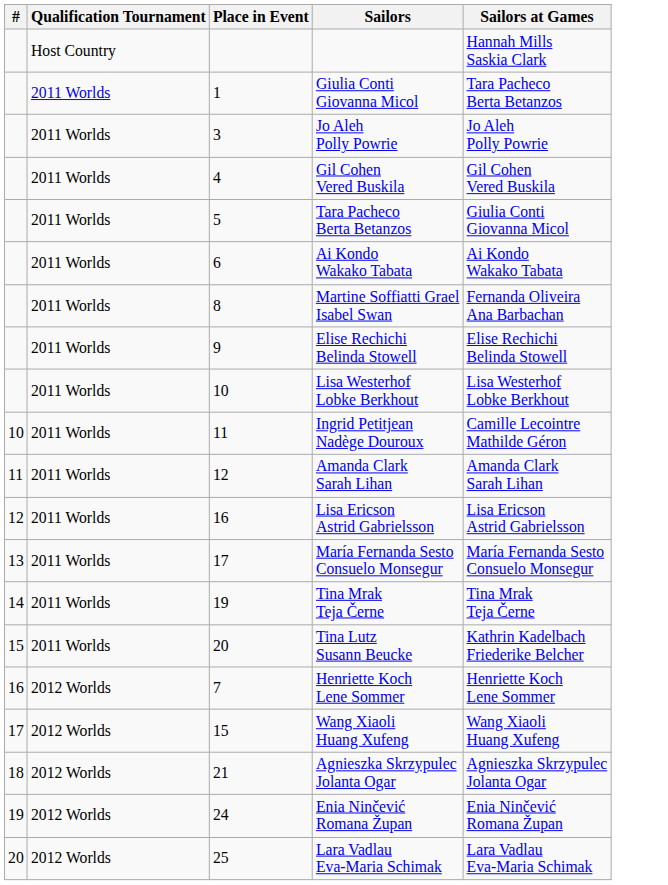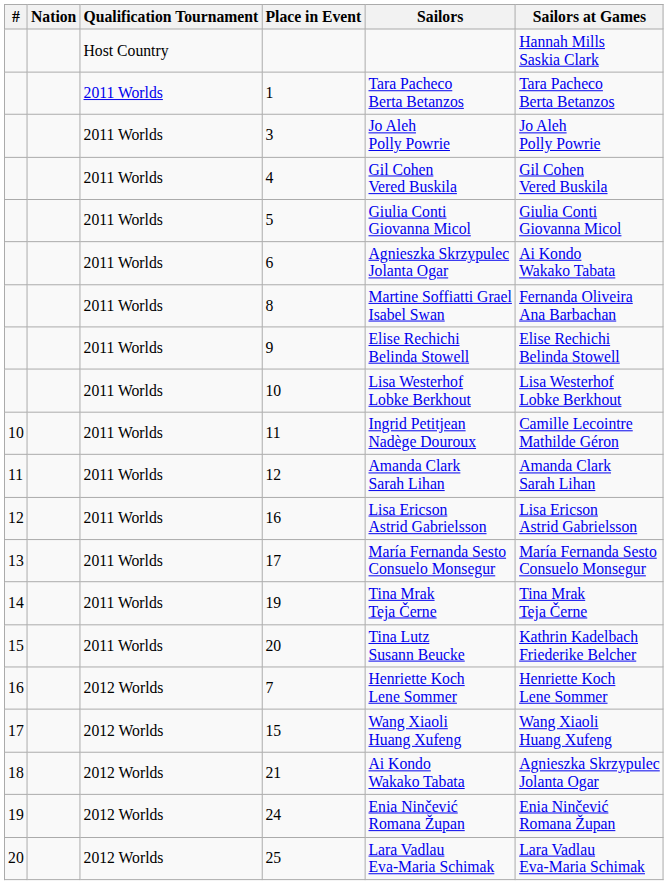+ column: (54, 16)
(367, 93) Giulia Conti Giovanna Micol -> (416, 93) Tara Pacheco Berta Betanzos
(364, 220) Tara Pacheco Berta Betanzos -> (420, 220) Giulia Conti Giovanna Micol
(364, 263) Ai Kondo Wakako Tabata -> (439, 263) Agnieszka Skrzypulec Jolanta Ogar
(386, 773) Agnieszka Skrzypulec Jolanta Ogar -> (417, 773) Ai Kondo Wakako Tabata
